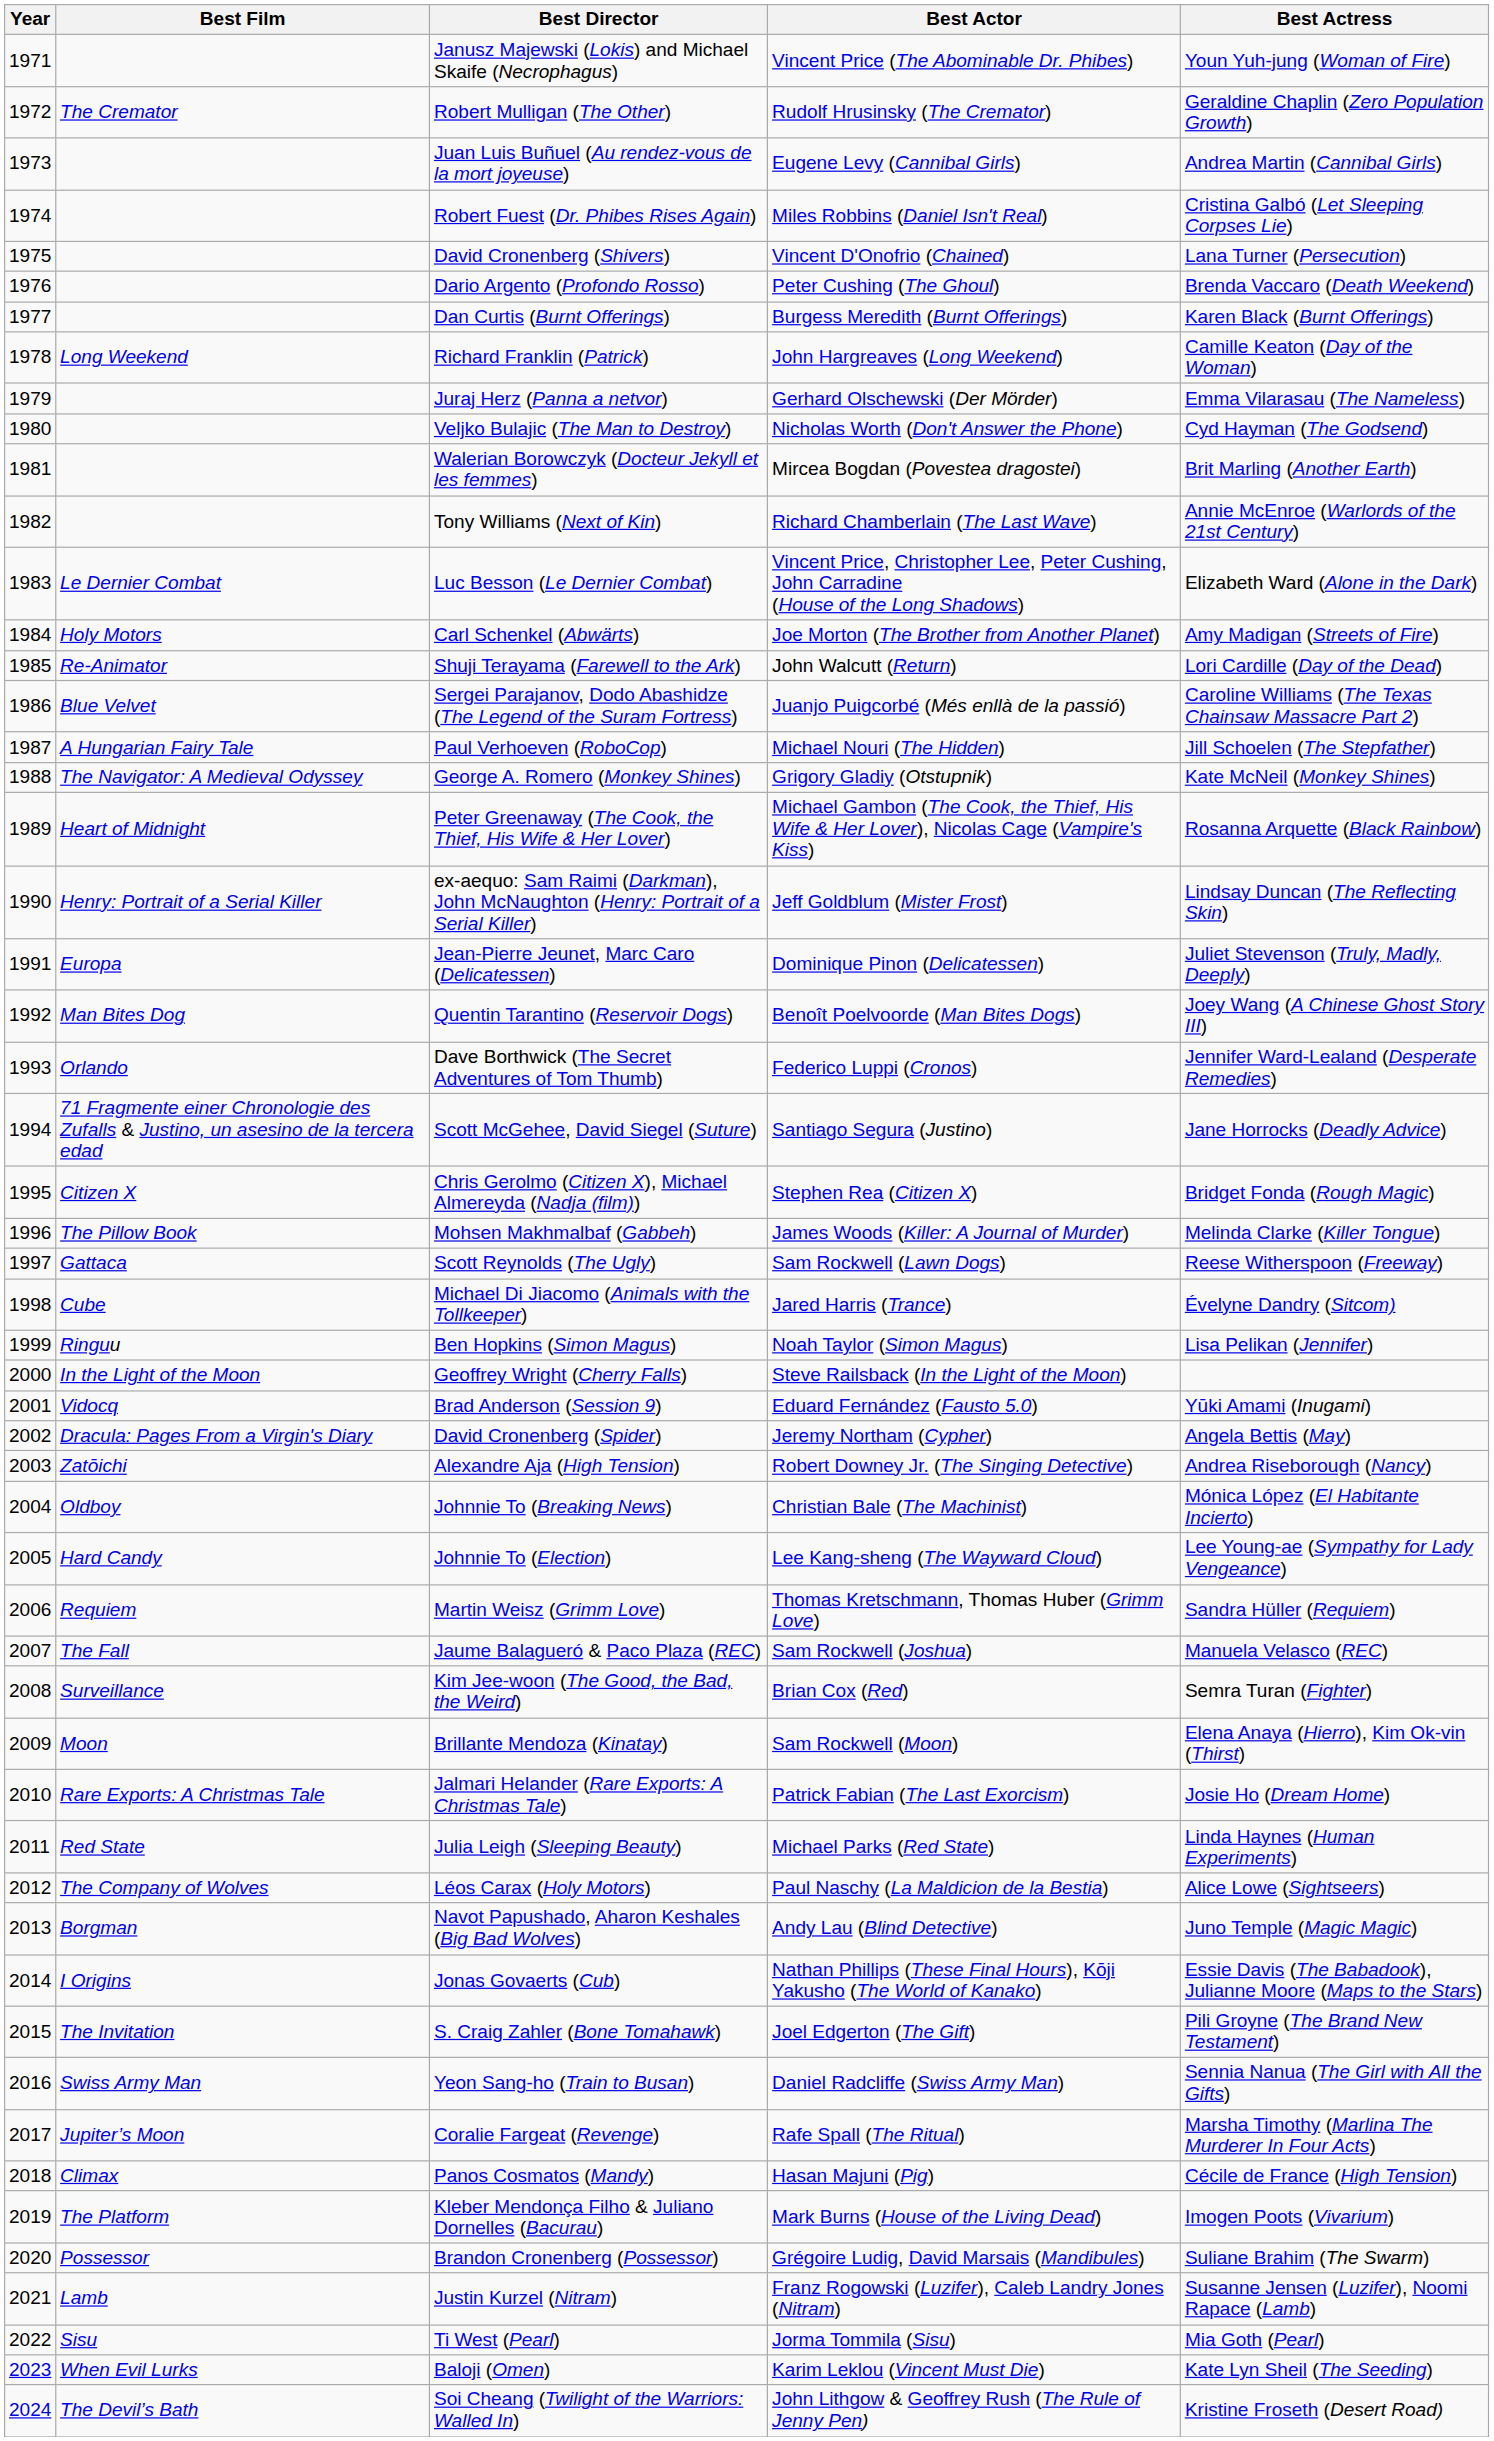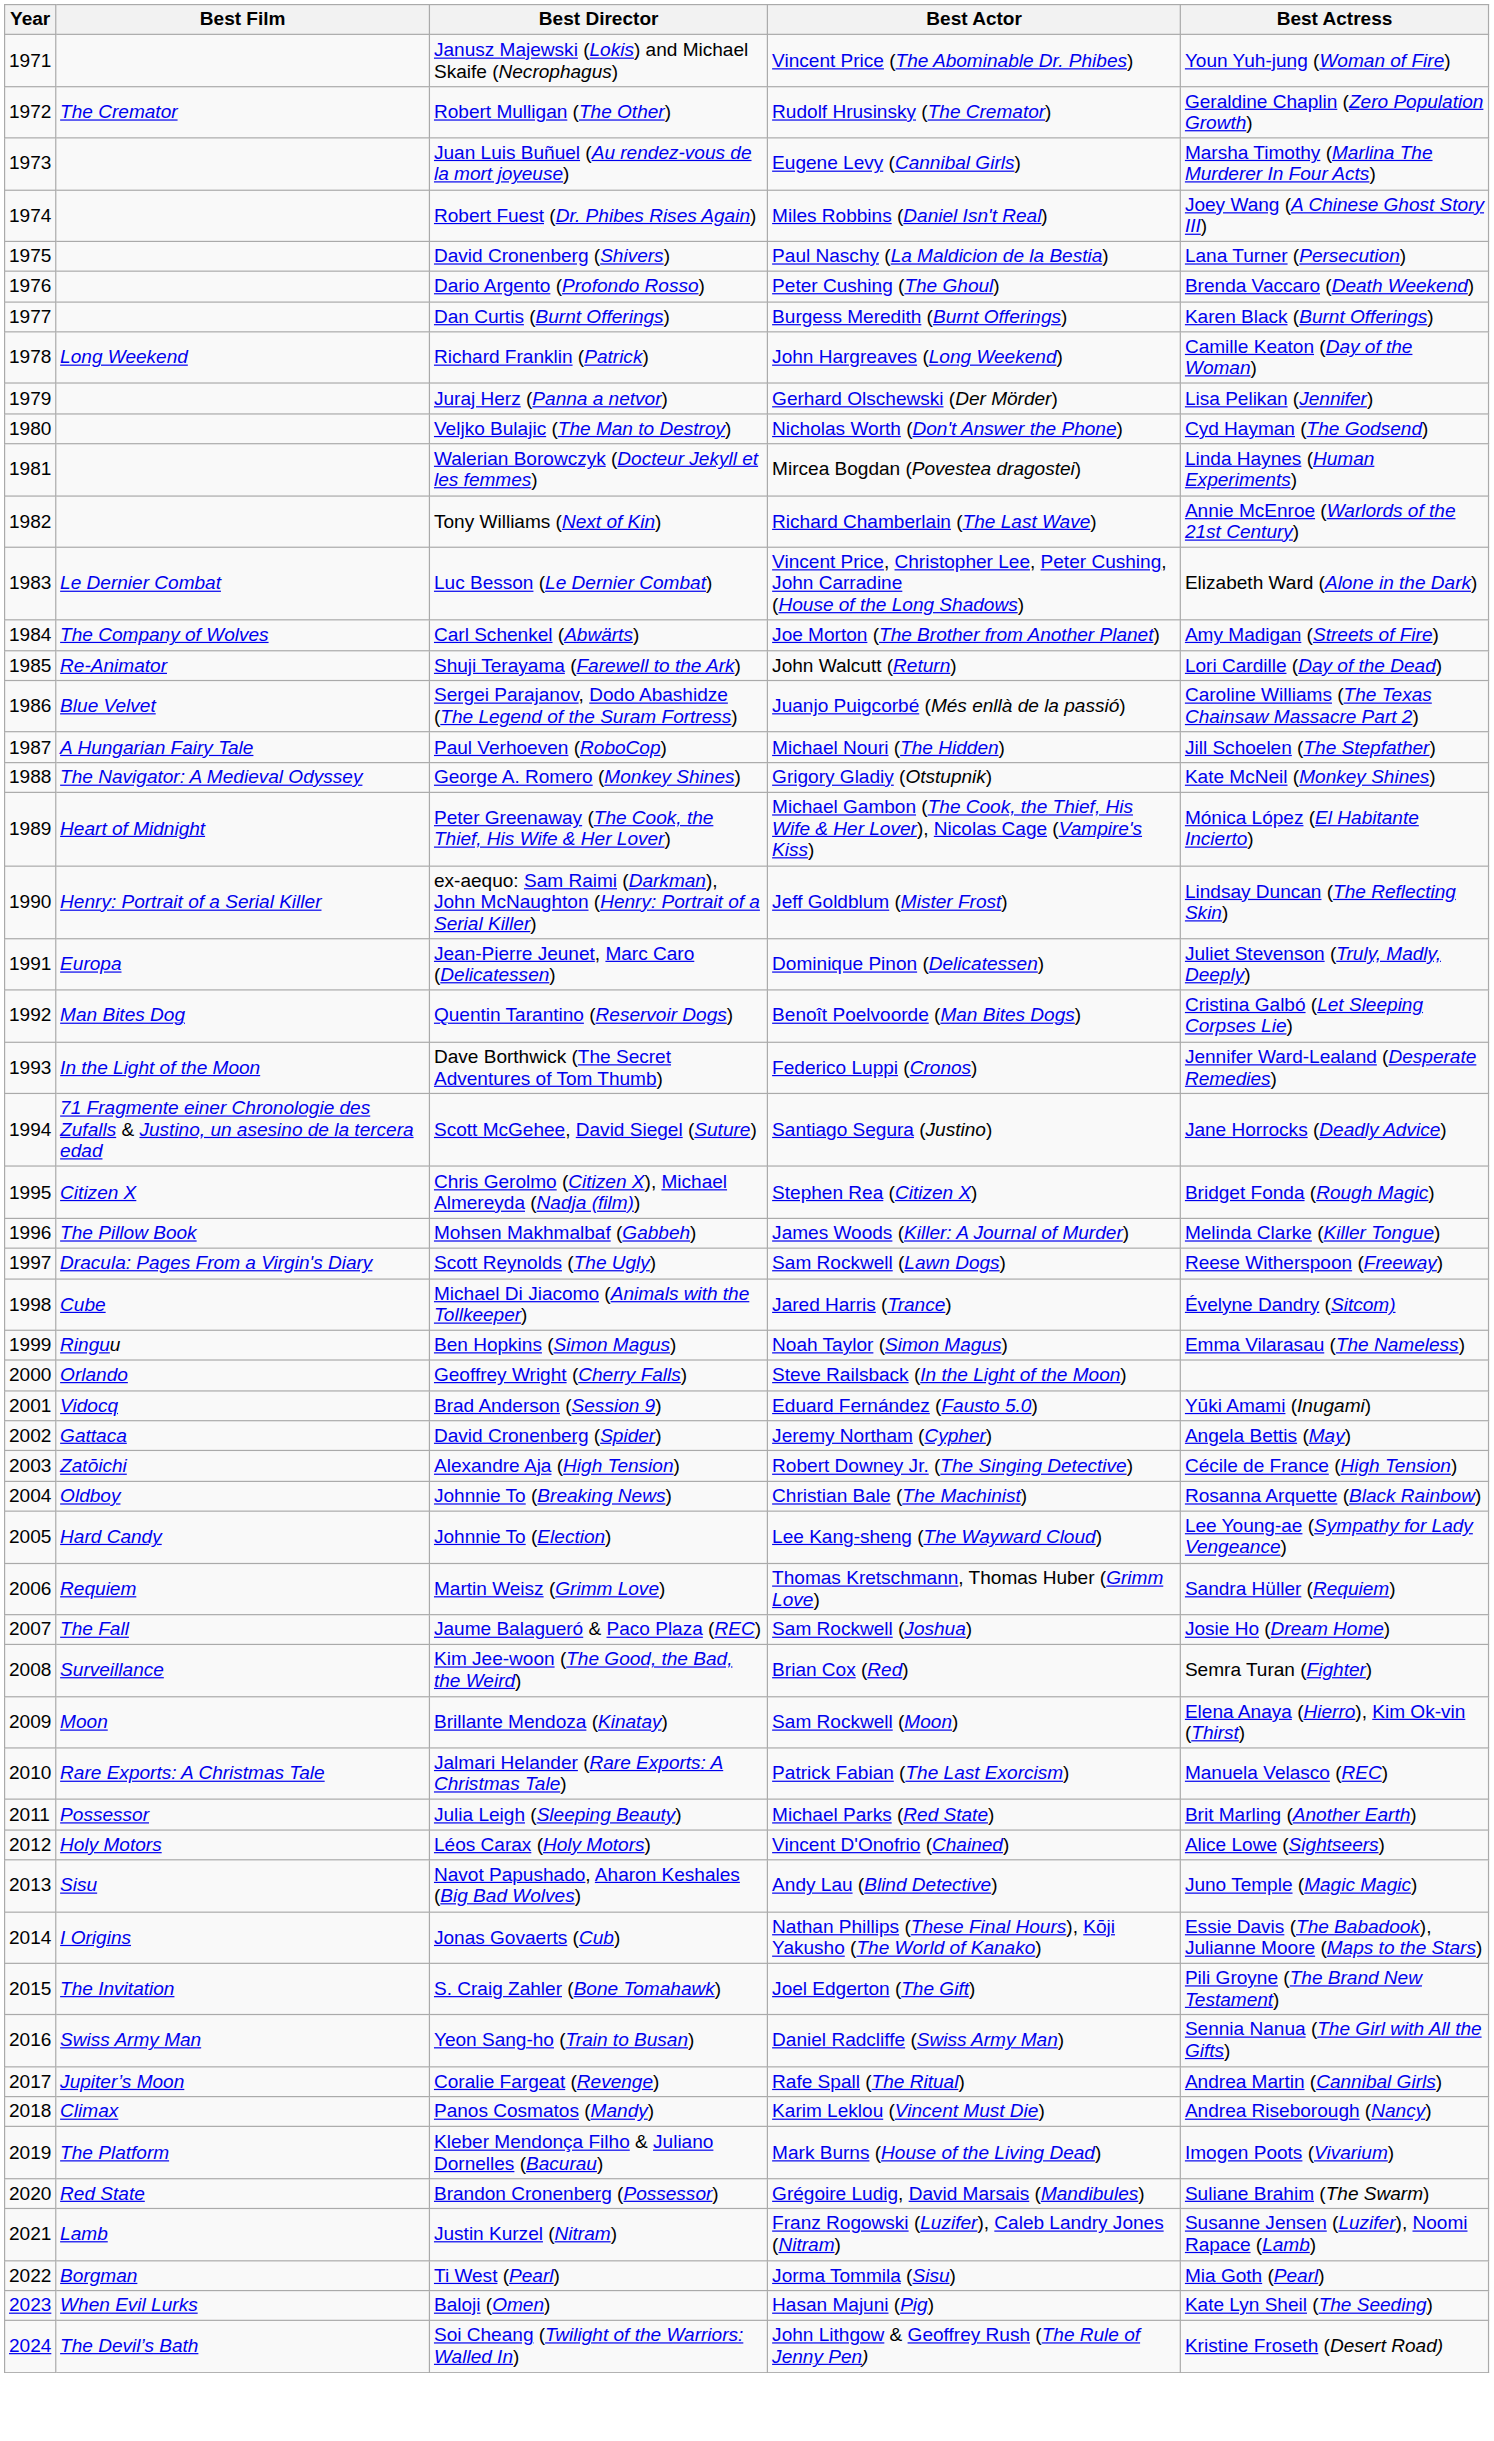(1313, 163) Andrea Martin (Cannibal Girls) -> (1309, 163) Marsha Timothy (Marlina The Murderer In Four Acts)
(1304, 215) Cristina Galbó (Let Sleeping Corpses Lie) -> (1334, 215) Joey Wang (A Chinese Ghost Story III)
(891, 256) Vincent D'Onofrio (Chained) -> (940, 256) Paul Naschy (La Maldicion de la Bestia)
(1325, 398) Emma Vilarasau (The Nameless) -> (1279, 398) Lisa Pelikan (Jennifer)
(1301, 469) Brit Marling (Another Earth) -> (1280, 469) Linda Haynes (Human Experiments)
(111, 635) Holy Motors -> (164, 635) The Company of Wolves
(1333, 828) Rosanna Arquette (Black Rainbow) -> (1302, 828) Mónica López (El Habitante Incierto)
(1334, 1015) Joey Wang (A Chinese Ghost Story III) -> (1304, 1015) Cristina Galbó (Let Sleeping Corpses Lie)
(94, 1067) Orlando -> (160, 1067) In the Light of the Moon
(93, 1263) Gattaca -> (216, 1263) Dracula: Pages From a Virgin's Diary
(1279, 1345) Lisa Pelikan (Jennifer) -> (1325, 1345) Emma Vilarasau (The Nameless)
(160, 1375) In the Light of the Moon -> (94, 1375) Orlando
(216, 1435) Dracula: Pages From a Virgin's Diary -> (93, 1435) Gattaca
(1308, 1465) Andrea Riseborough (Nancy) -> (1321, 1465) Cécile de France (High Tension)
(1302, 1506) Mónica López (El Habitante Incierto) -> (1333, 1496) Rosanna Arquette (Black Rainbow)
(1287, 1650) Manuela Velasco (REC) -> (1288, 1629) Josie Ho (Dream Home)
(1288, 1795) Josie Ho (Dream Home) -> (1287, 1773) Manuela Velasco (REC)
(102, 1846) Red State -> (105, 1814) Possessor
(1280, 1846) Linda Haynes (Human Experiments) -> (1301, 1814) Brit Marling (Another Earth)
(164, 1887) The Company of Wolves -> (111, 1844) Holy Motors
(940, 1887) Paul Naschy (La Maldicion de la Bestia) -> (891, 1844) Vincent D'Onofrio (Chained)
(99, 1928) Borgman -> (79, 1885) Sisu
(1309, 2134) Marsha Timothy (Marlina The Murderer In Four Acts) -> (1313, 2081) Andrea Martin (Cannibal Girls)
(853, 2175) Hasan Majuni (Pig) -> (908, 2111) Karim Leklou (Vincent Must Die)
(1321, 2175) Cécile de France (High Tension) -> (1308, 2111) Andrea Riseborough (Nancy)
(105, 2257) Possessor -> (102, 2193) Red State
(79, 2339) Sisu -> (99, 2275) Borgman
(908, 2369) Karim Leklou (Vincent Must Die) -> (853, 2305) Hasan Majuni (Pig)
